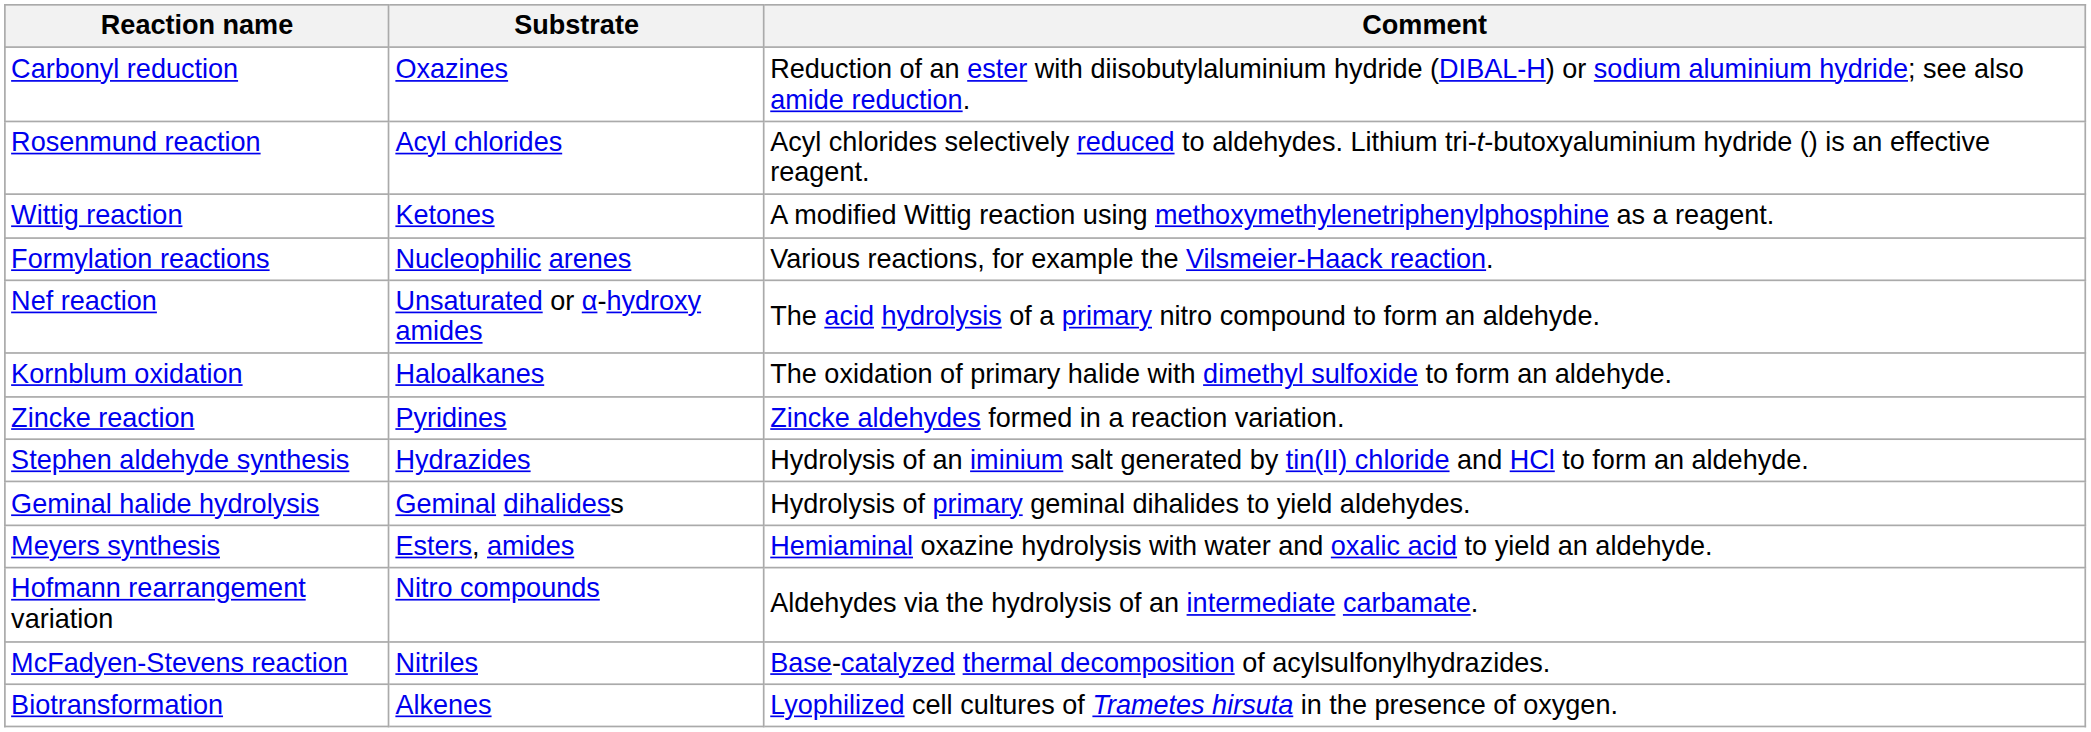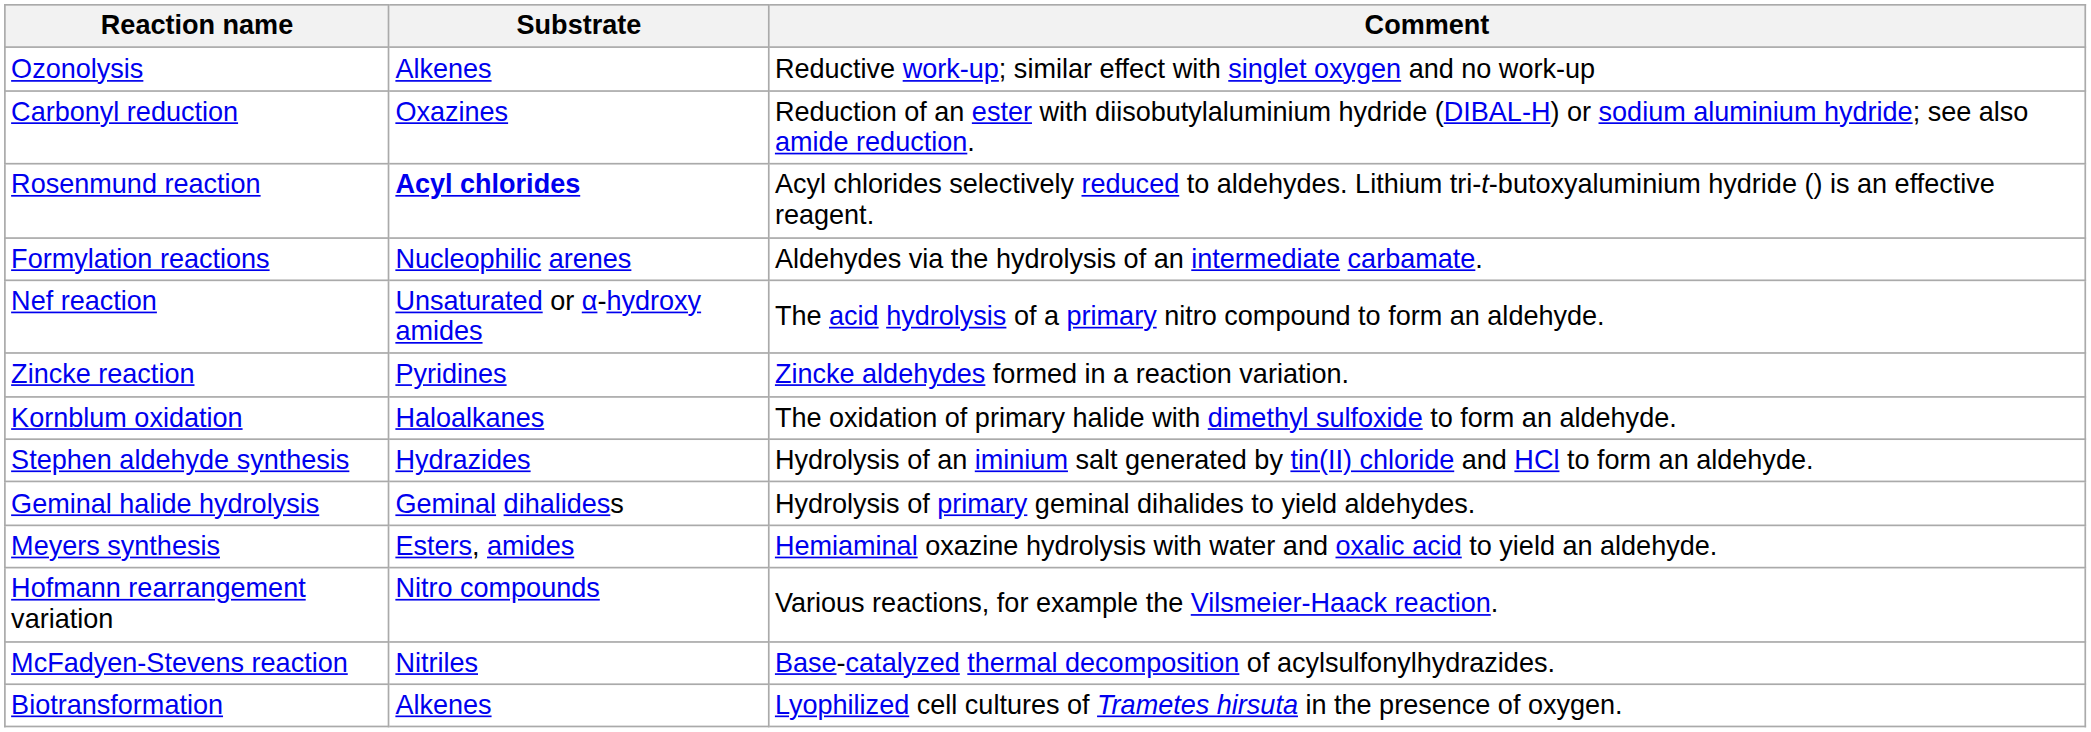+ row: (77, 68)
(479, 142) normal -> (488, 185) bold
- row: (97, 215)
(1132, 258) Various reactions, for example the Vilsmeier-Haack reaction. -> (1129, 258) Aldehydes via the hydrolysis of an intermediate carbamate.
rows swapped: (127, 374) <-> (103, 417)
(1124, 604) Aldehydes via the hydrolysis of an intermediate carbamate. -> (1137, 604) Various reactions, for example the Vilsmeier-Haack reaction.
